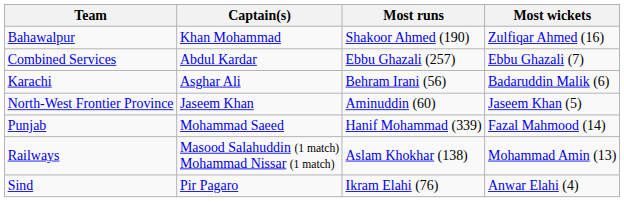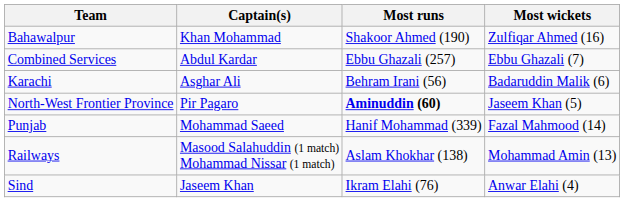(217, 103) Jaseem Khan -> (209, 103) Pir Pagaro
(391, 103) normal -> (393, 103) bold
(209, 185) Pir Pagaro -> (217, 185) Jaseem Khan
